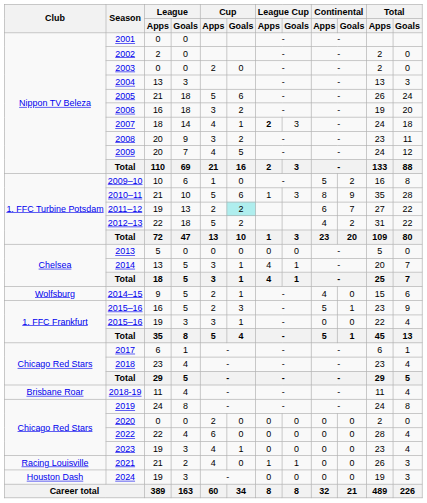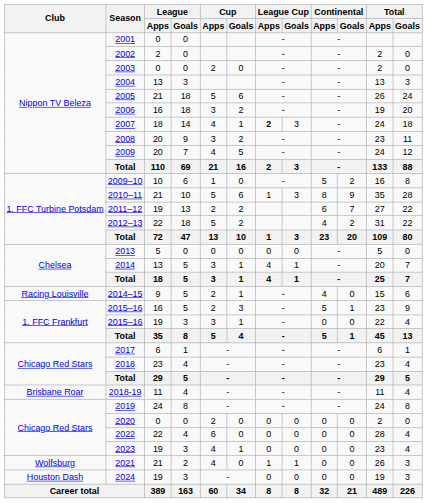(241, 209) paleturquoise background -> (241, 209) no background
(55, 294) Wolfsburg -> (55, 294) Racing Louisville
(55, 463) Racing Louisville -> (55, 463) Wolfsburg
